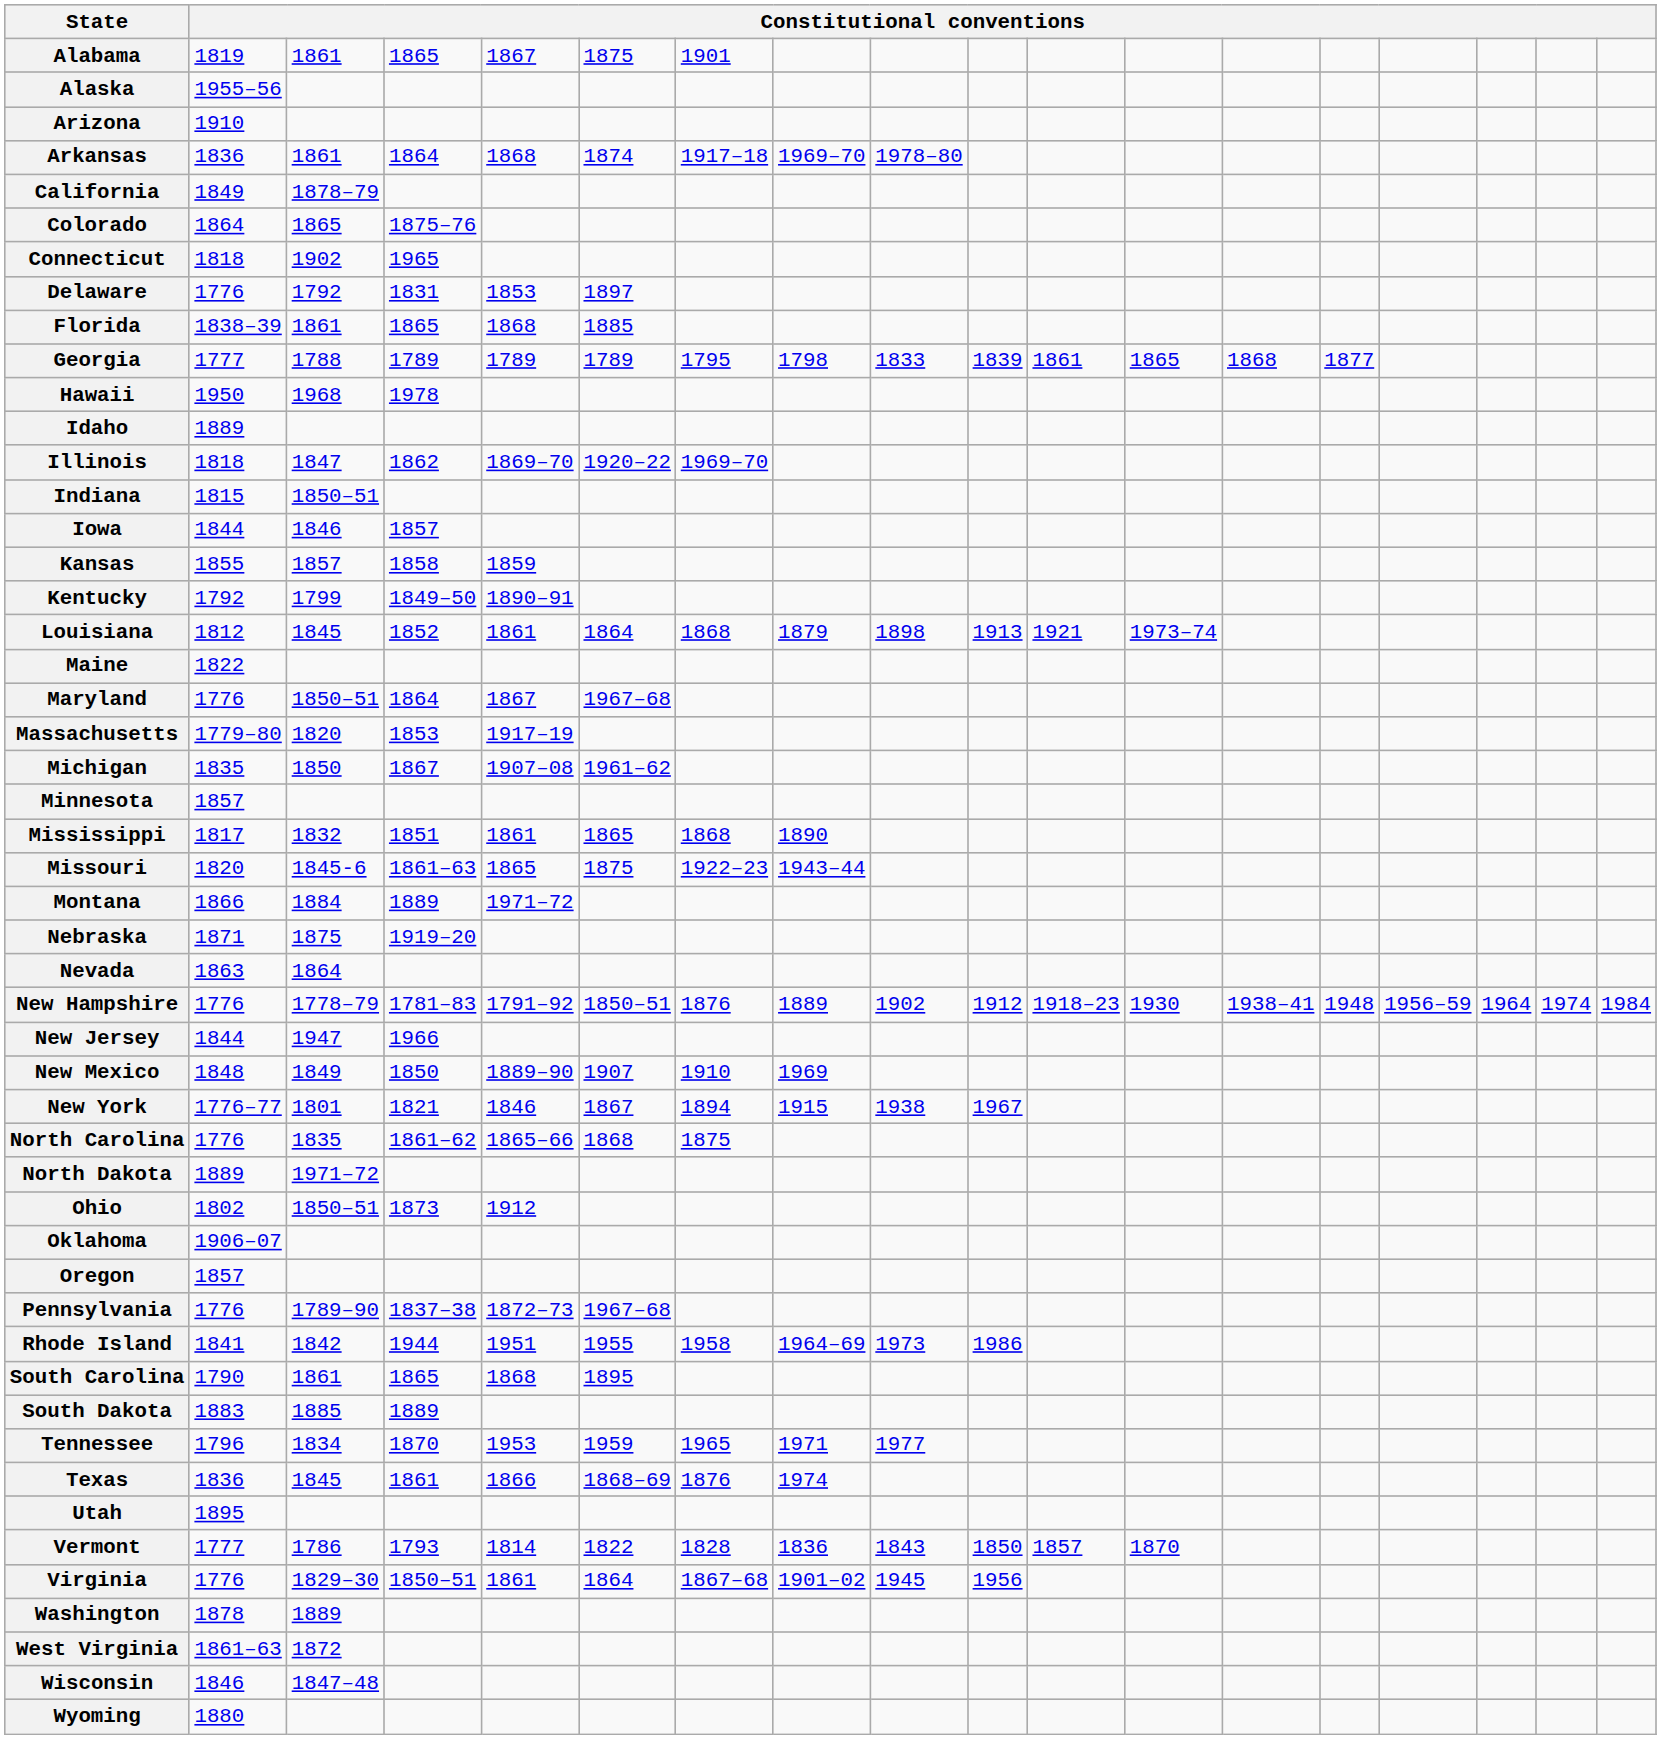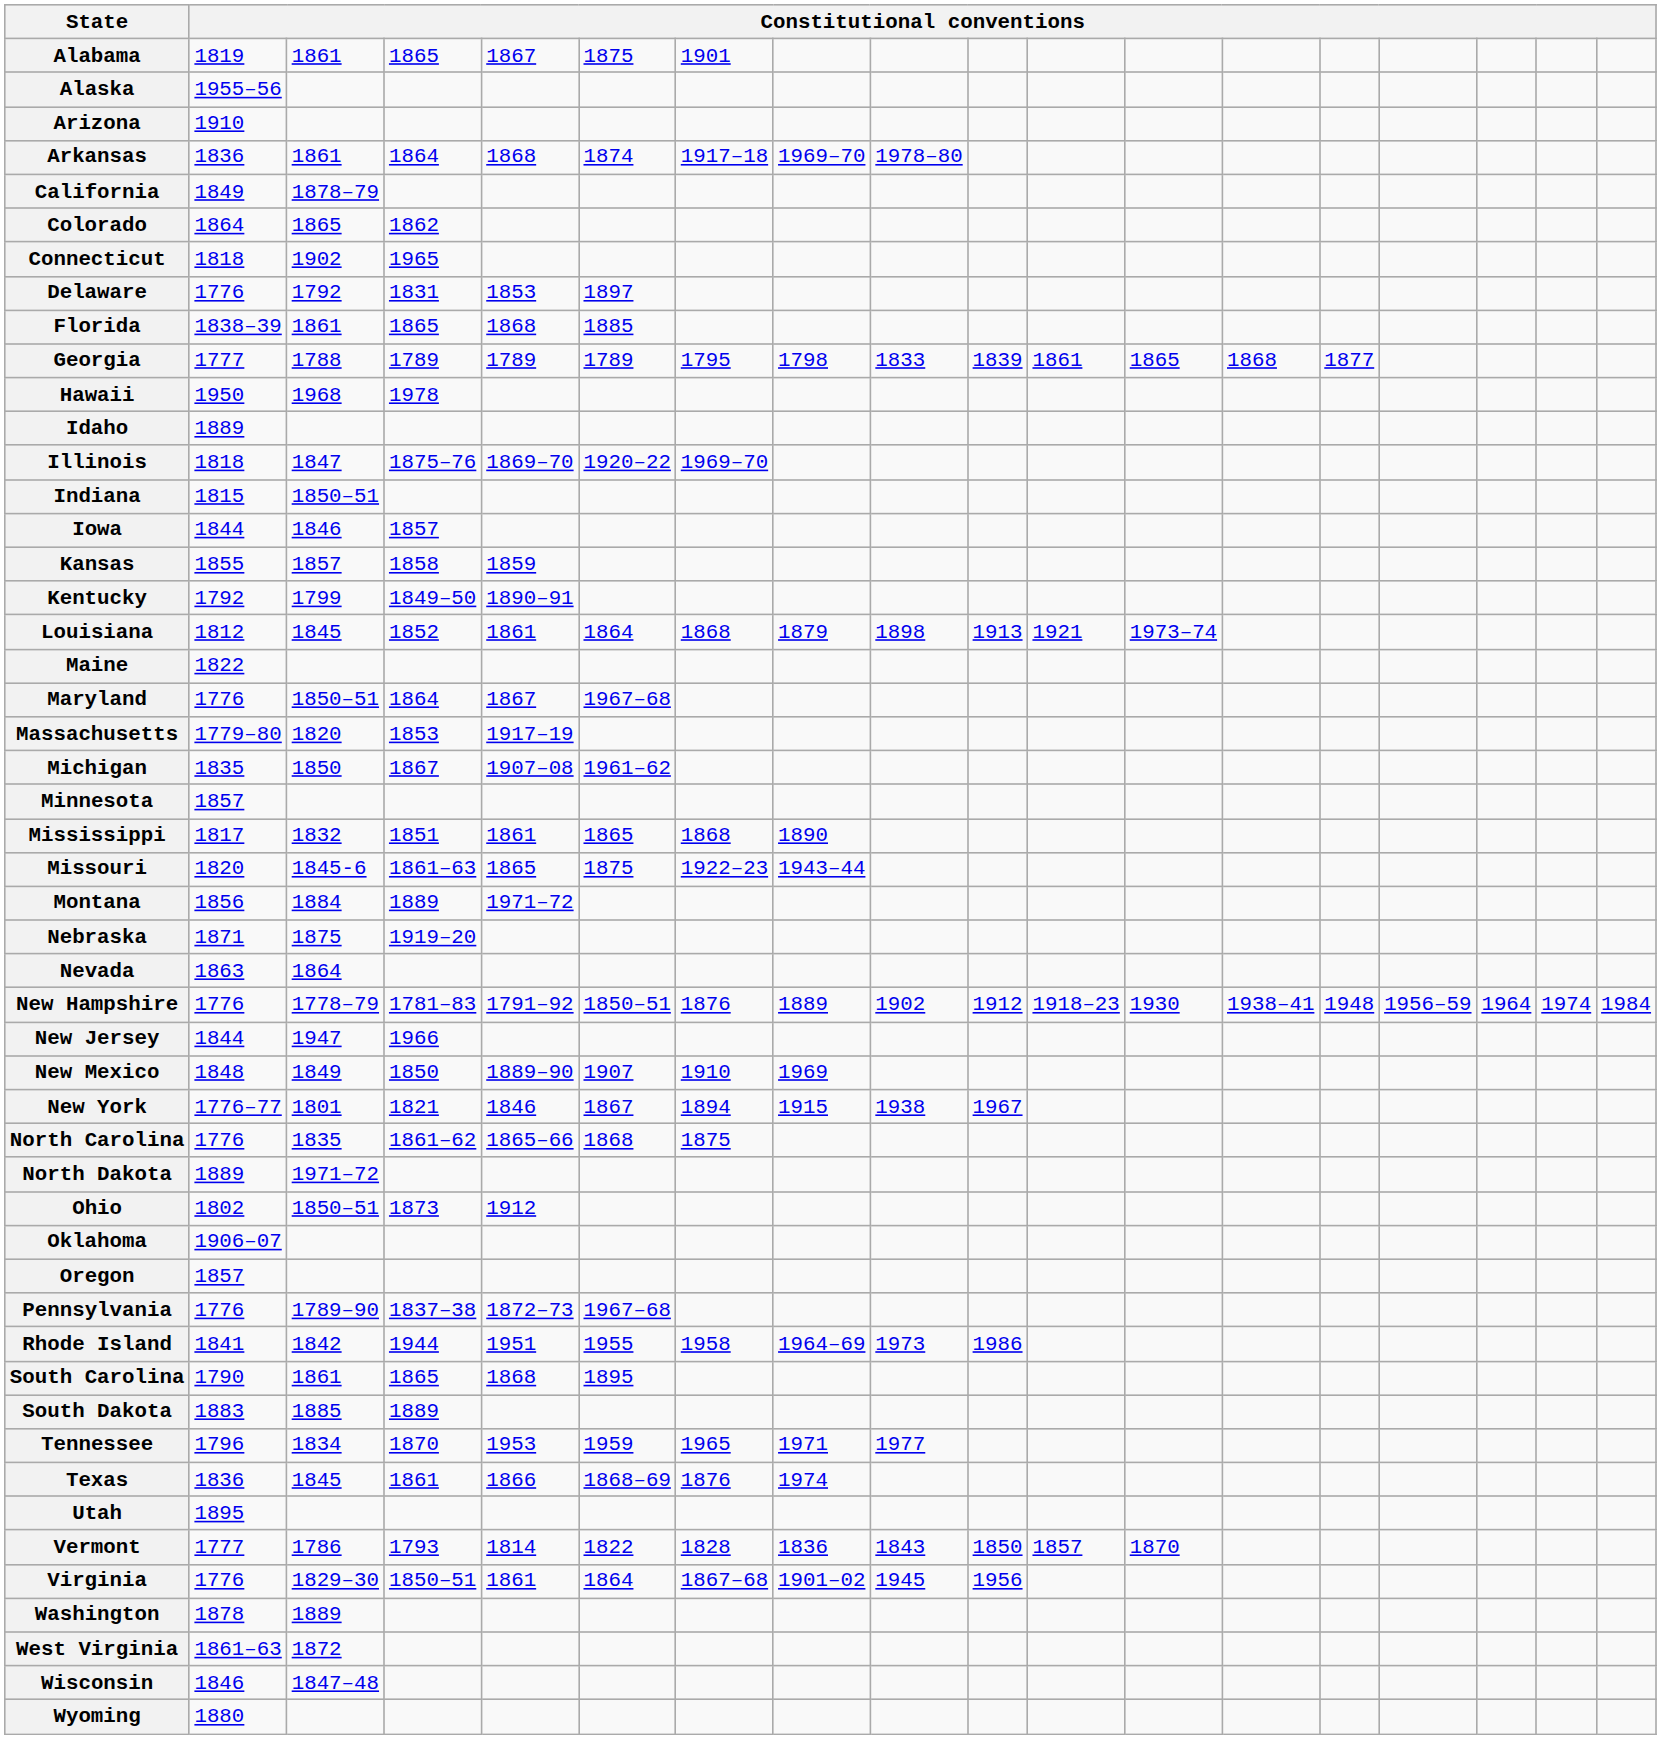(433, 225) 1875–76 -> (414, 225) 1862
(414, 462) 1862 -> (433, 462) 1875–76
(219, 903) 1866 -> (219, 903) 1856
